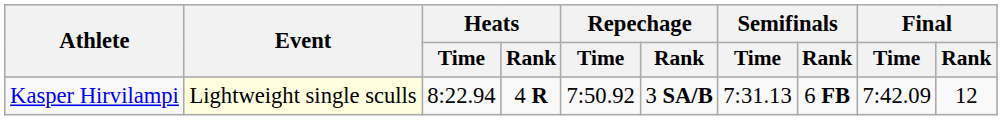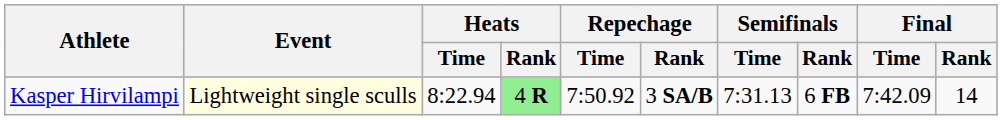(531, 96) no background -> (531, 96) lightgreen background
(966, 96) 12 -> (966, 96) 14
